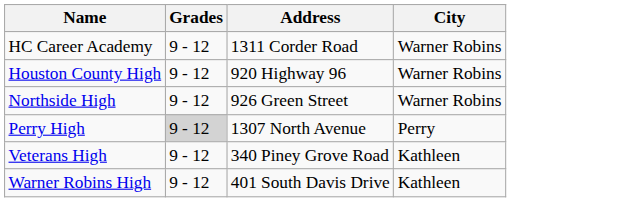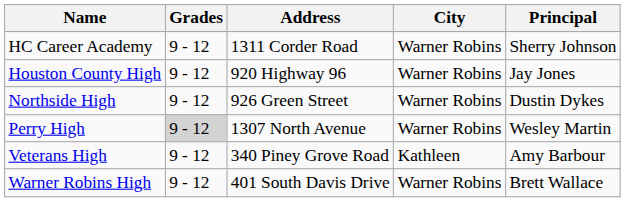+ column: (563, 18)
(416, 127) Perry -> (450, 127) Warner Robins
(429, 182) Kathleen -> (450, 182) Warner Robins
